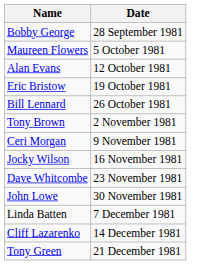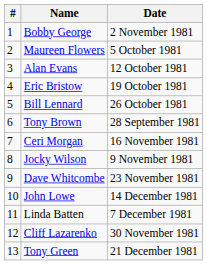+ column: (13, 13)
(138, 31) 28 September 1981 -> (152, 31) 2 November 1981
(135, 123) 2 November 1981 -> (155, 123) 28 September 1981
(135, 141) 9 November 1981 -> (155, 141) 16 November 1981
(138, 159) 16 November 1981 -> (152, 159) 9 November 1981
(138, 196) 30 November 1981 -> (154, 196) 14 December 1981
(137, 232) 14 December 1981 -> (155, 232) 30 November 1981
